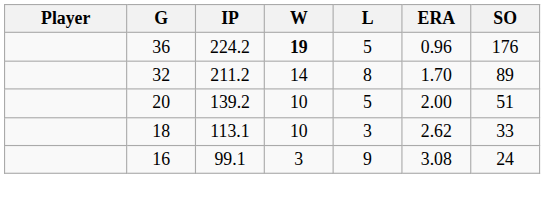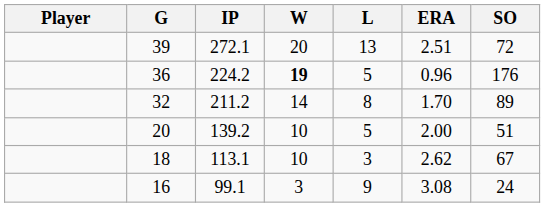+ row: (161, 46)
(505, 131) 33 -> (505, 159) 67
